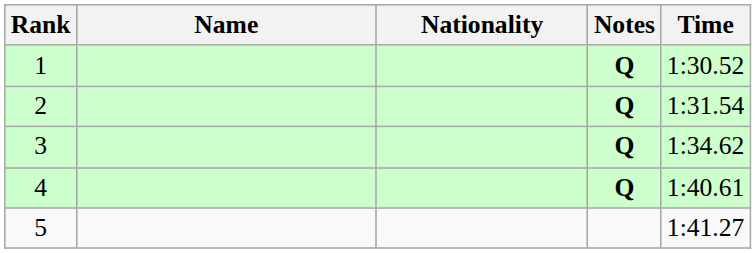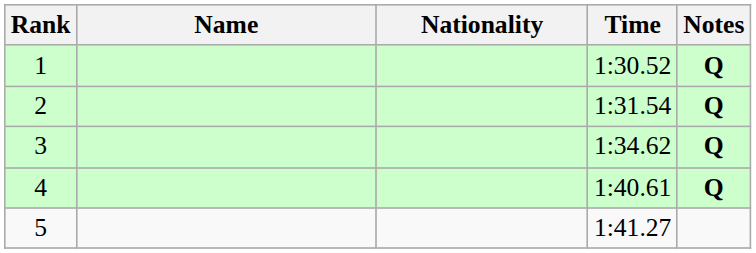columns swapped: (706, 24) <-> (624, 24)
